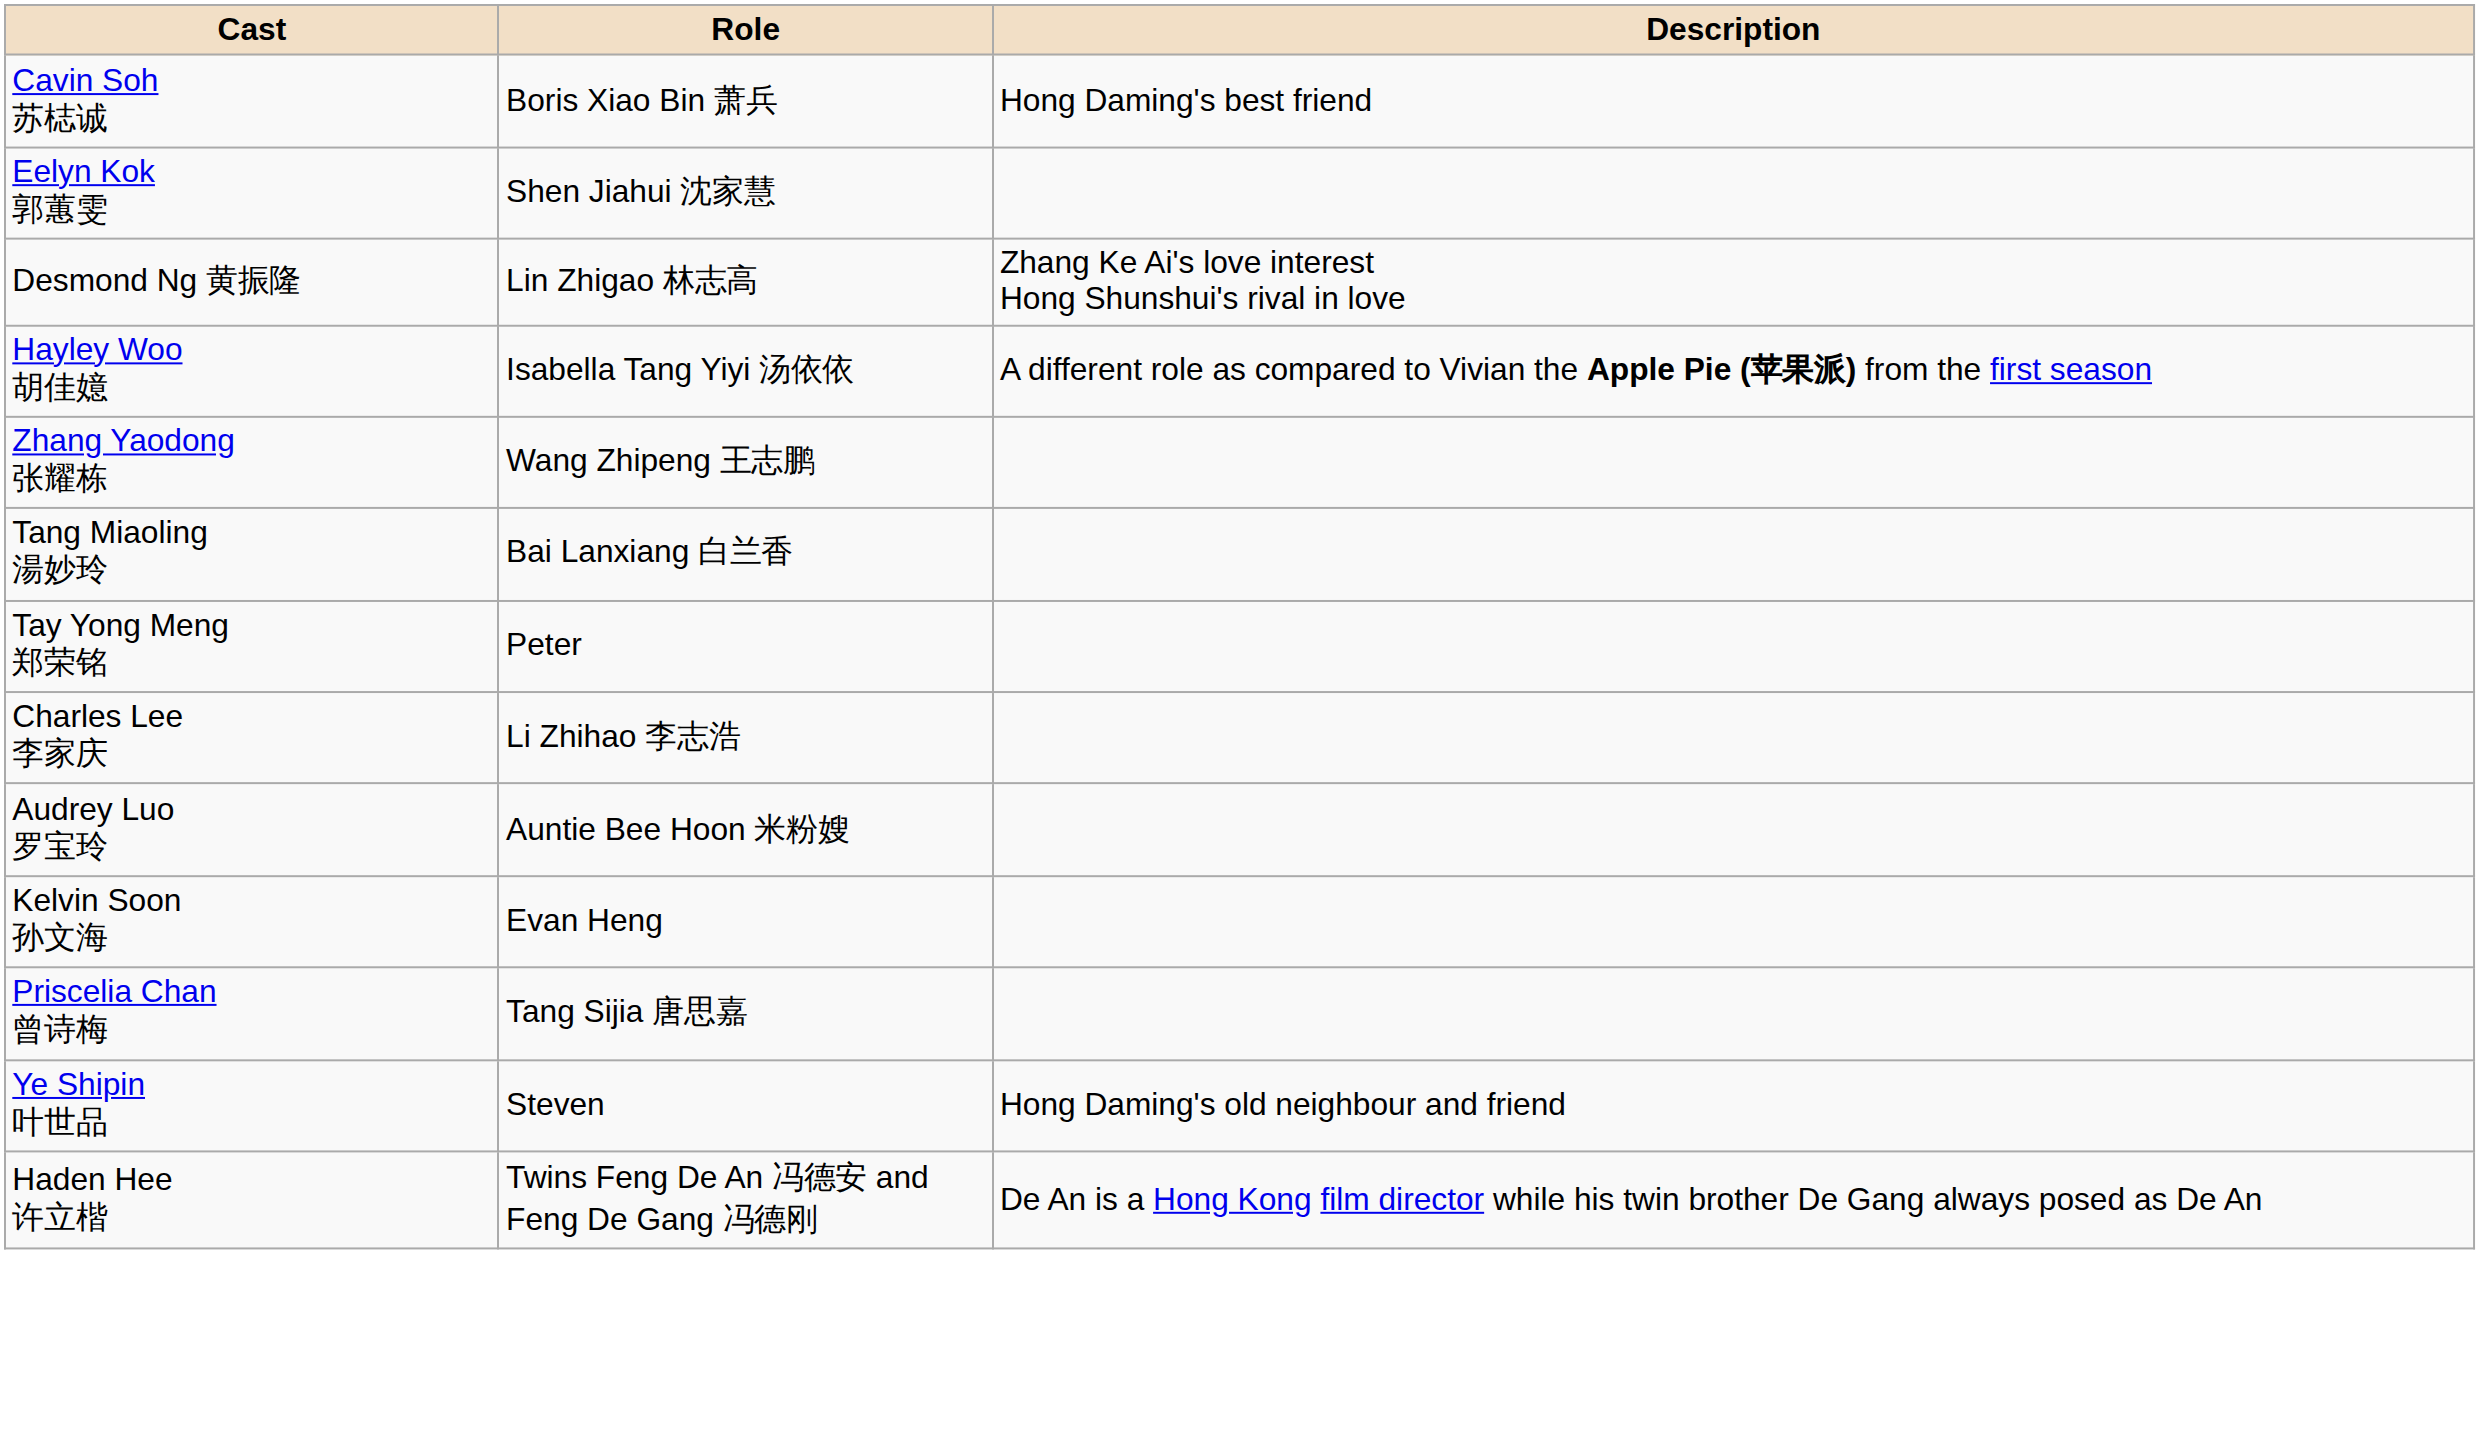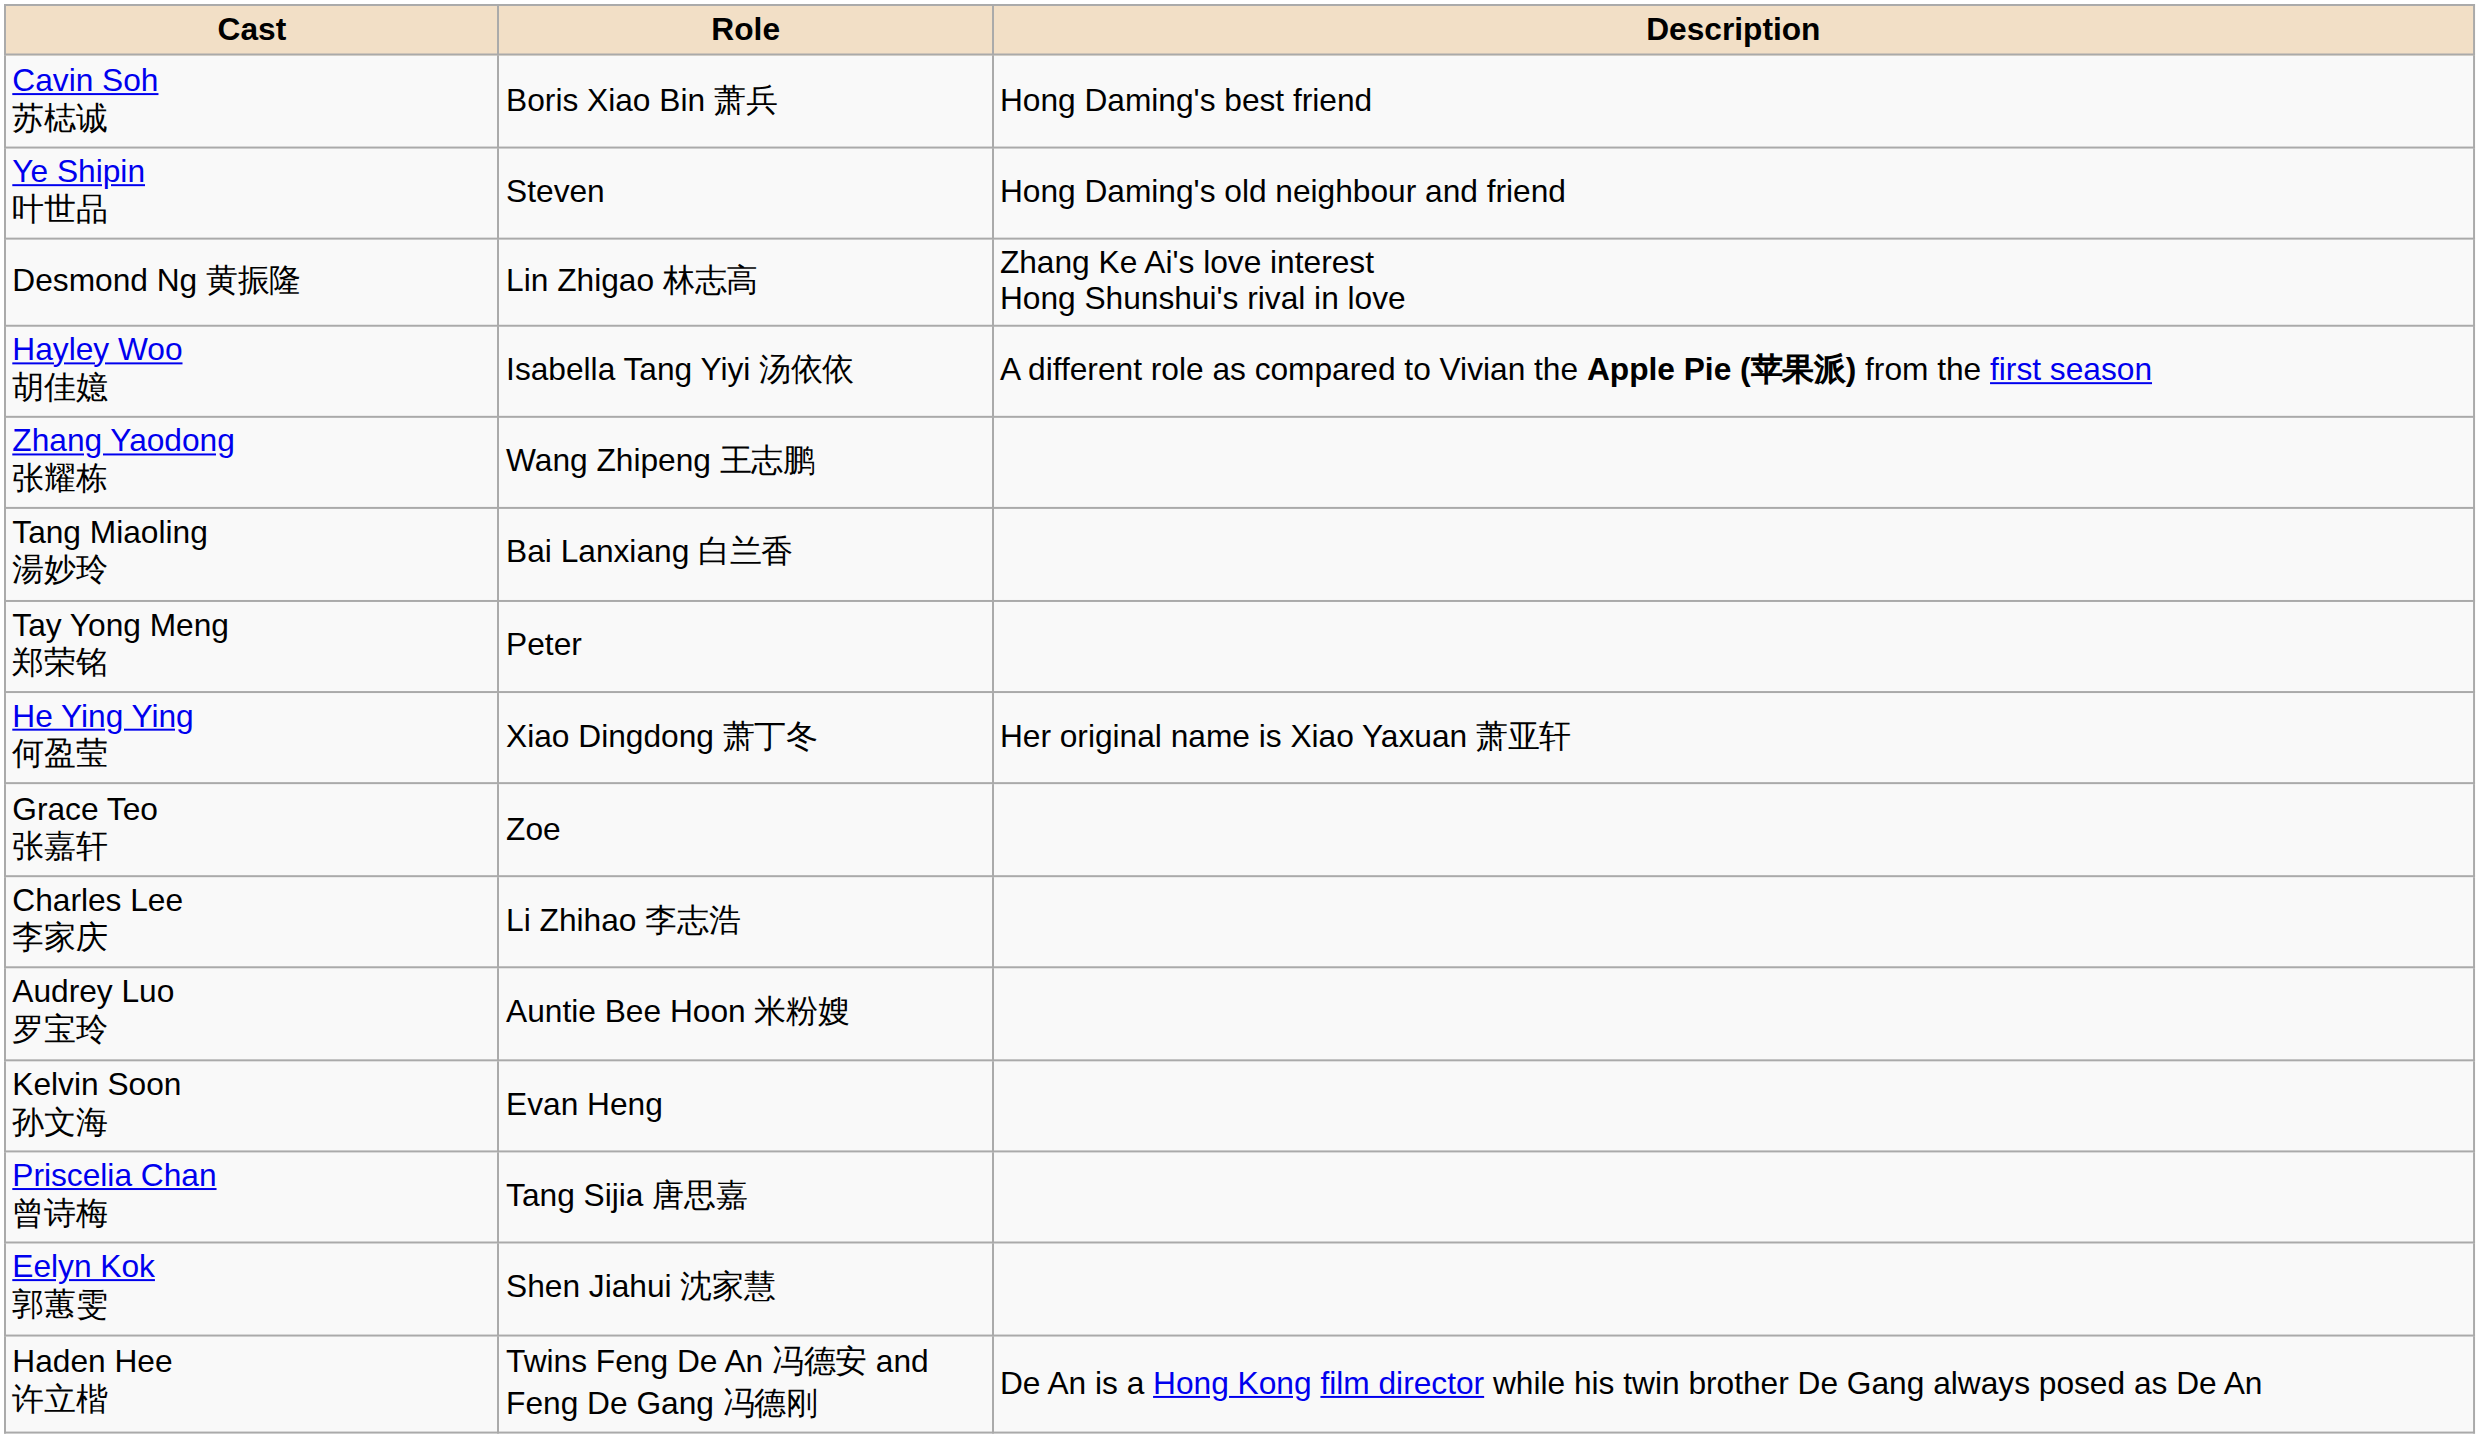rows swapped: (79, 1102) <-> (84, 190)
+ row: (103, 735)
+ row: (85, 827)
